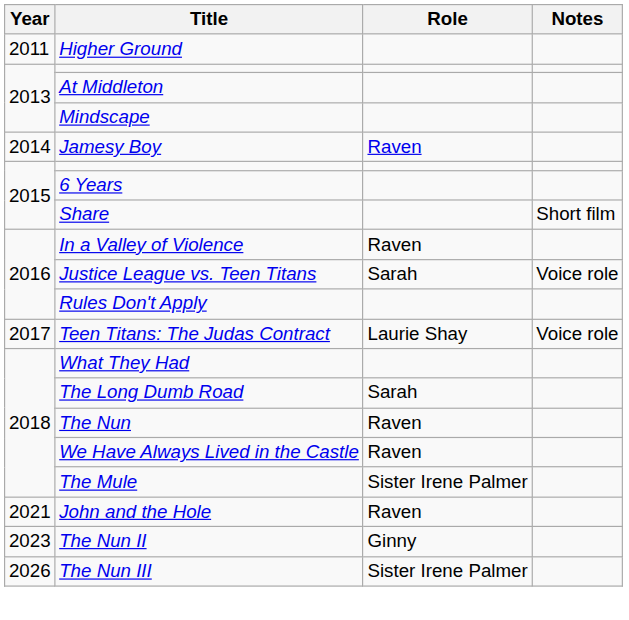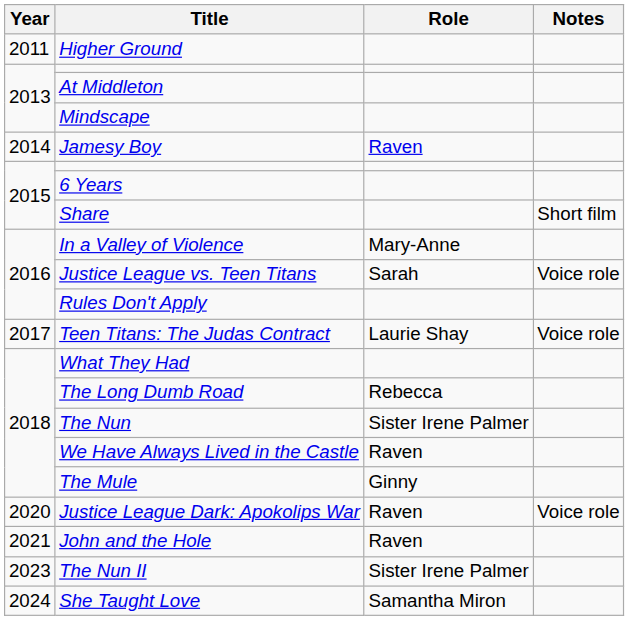(395, 244) Raven -> (414, 244) Mary-Anne
(392, 392) Sarah -> (405, 392) Rebecca
(395, 422) Raven -> (449, 422) Sister Irene Palmer
(448, 481) Sister Irene Palmer -> (393, 481) Ginny
+ row: (30, 511)
(392, 541) Ginny -> (449, 570) Sister Irene Palmer
+ row: (30, 600)
- row: (30, 570)
